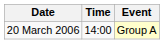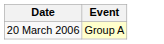- column: (98, 13)
